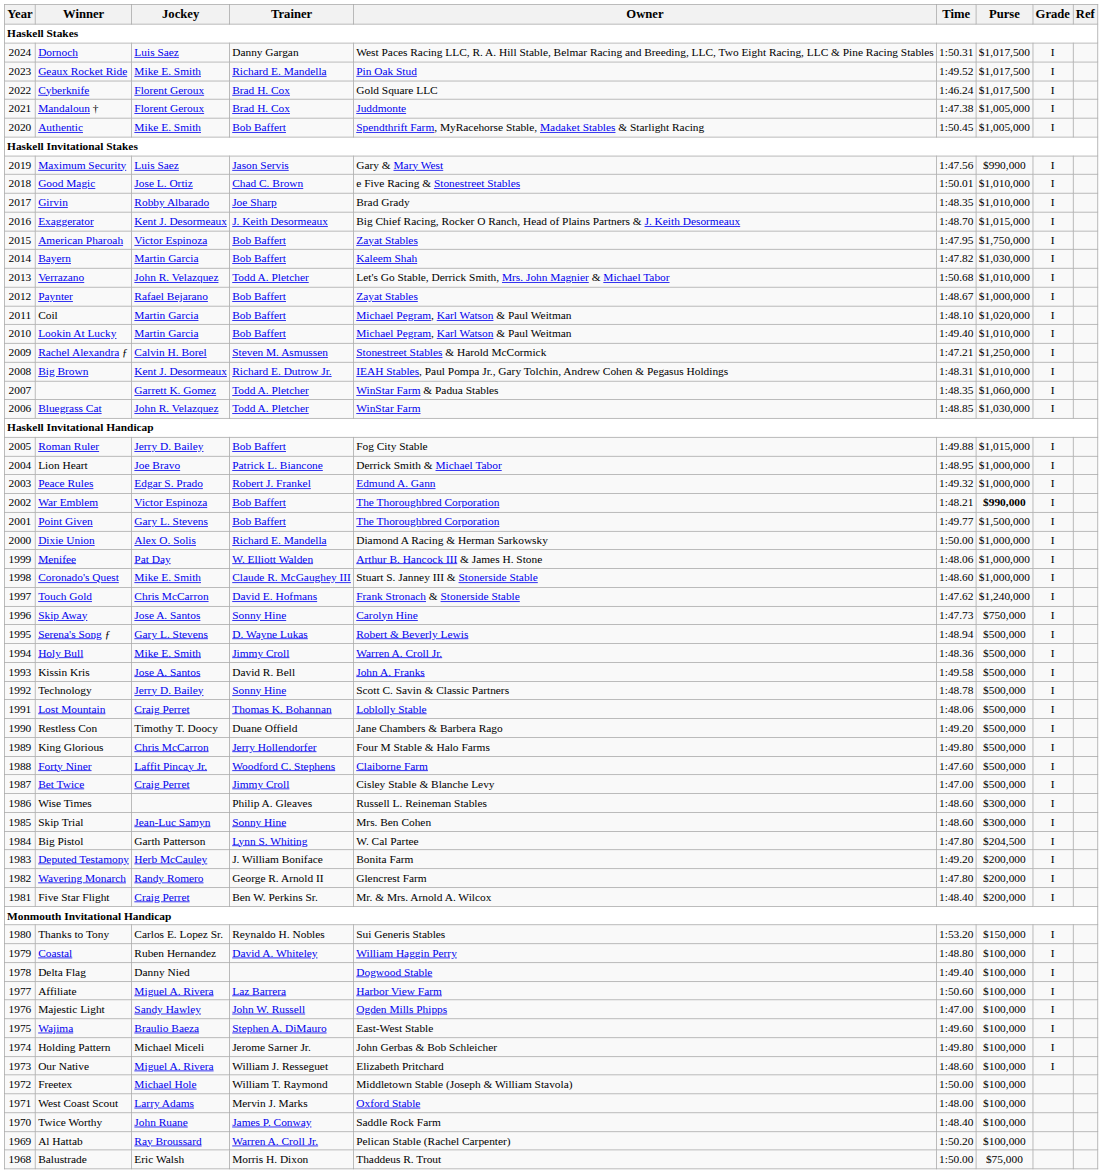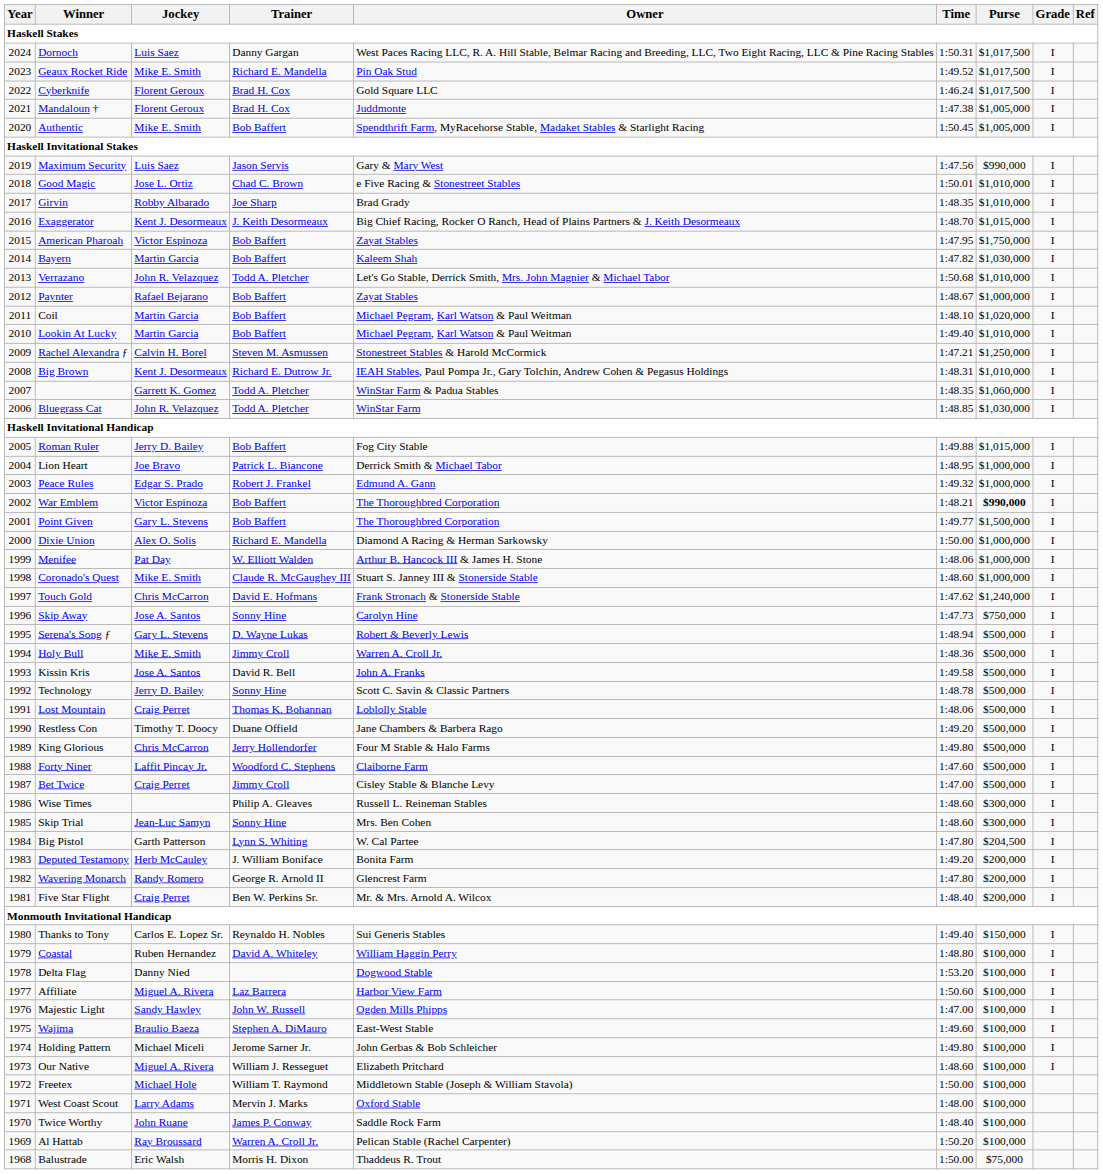(956, 934) 1:53.20 -> (956, 934) 1:49.40
(956, 972) 1:49.40 -> (956, 972) 1:53.20
